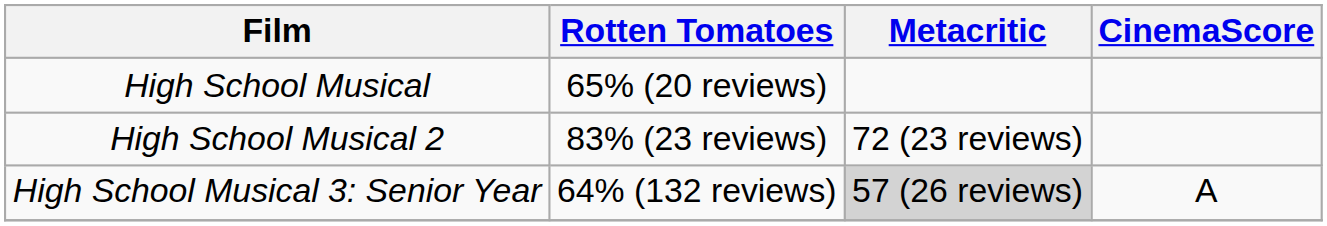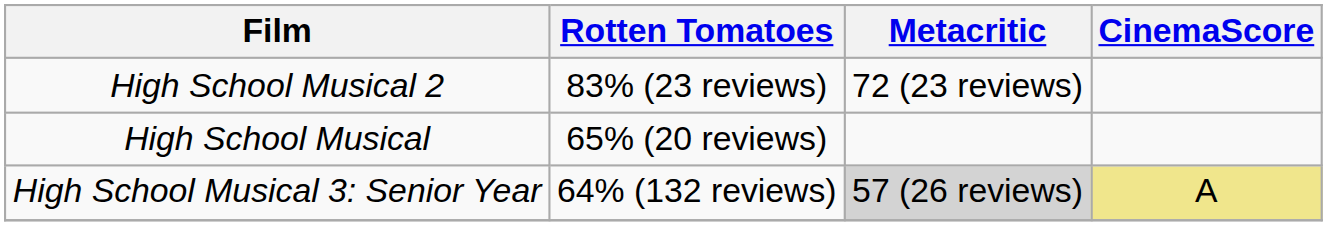rows swapped: (277, 84) <-> (277, 138)
(1206, 191) no background -> (1206, 191) khaki background
